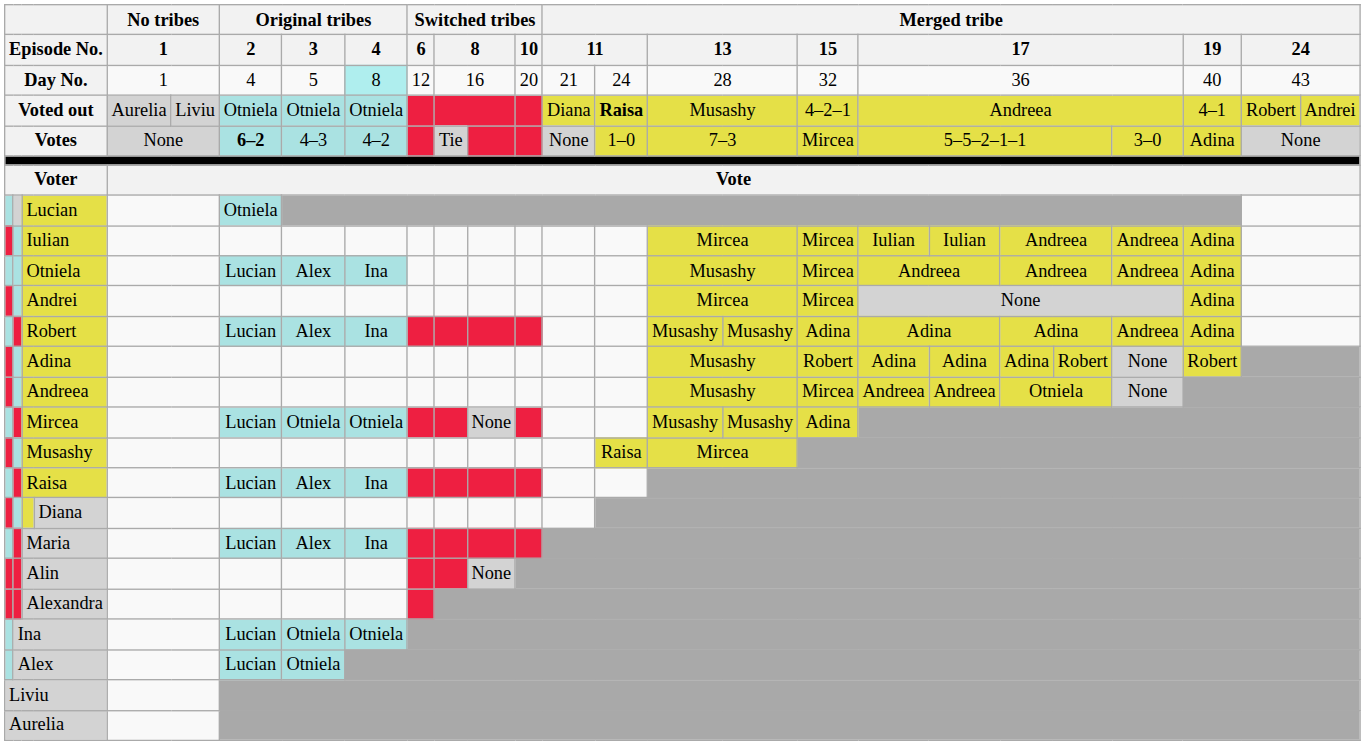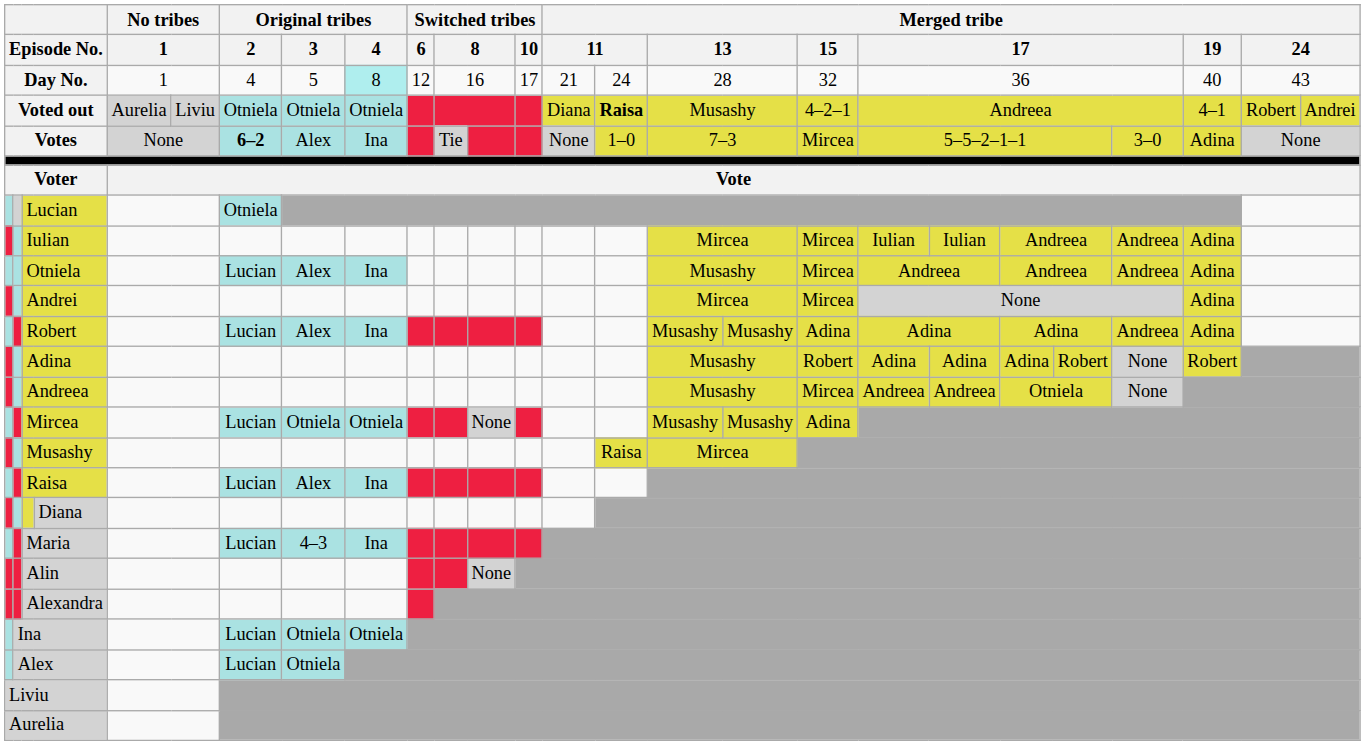(529, 79) 20 -> (529, 79) 17
(313, 140) 4–3 -> (313, 140) Alex
(376, 140) 4–2 -> (376, 140) Ina
(313, 542) Alex -> (313, 542) 4–3
